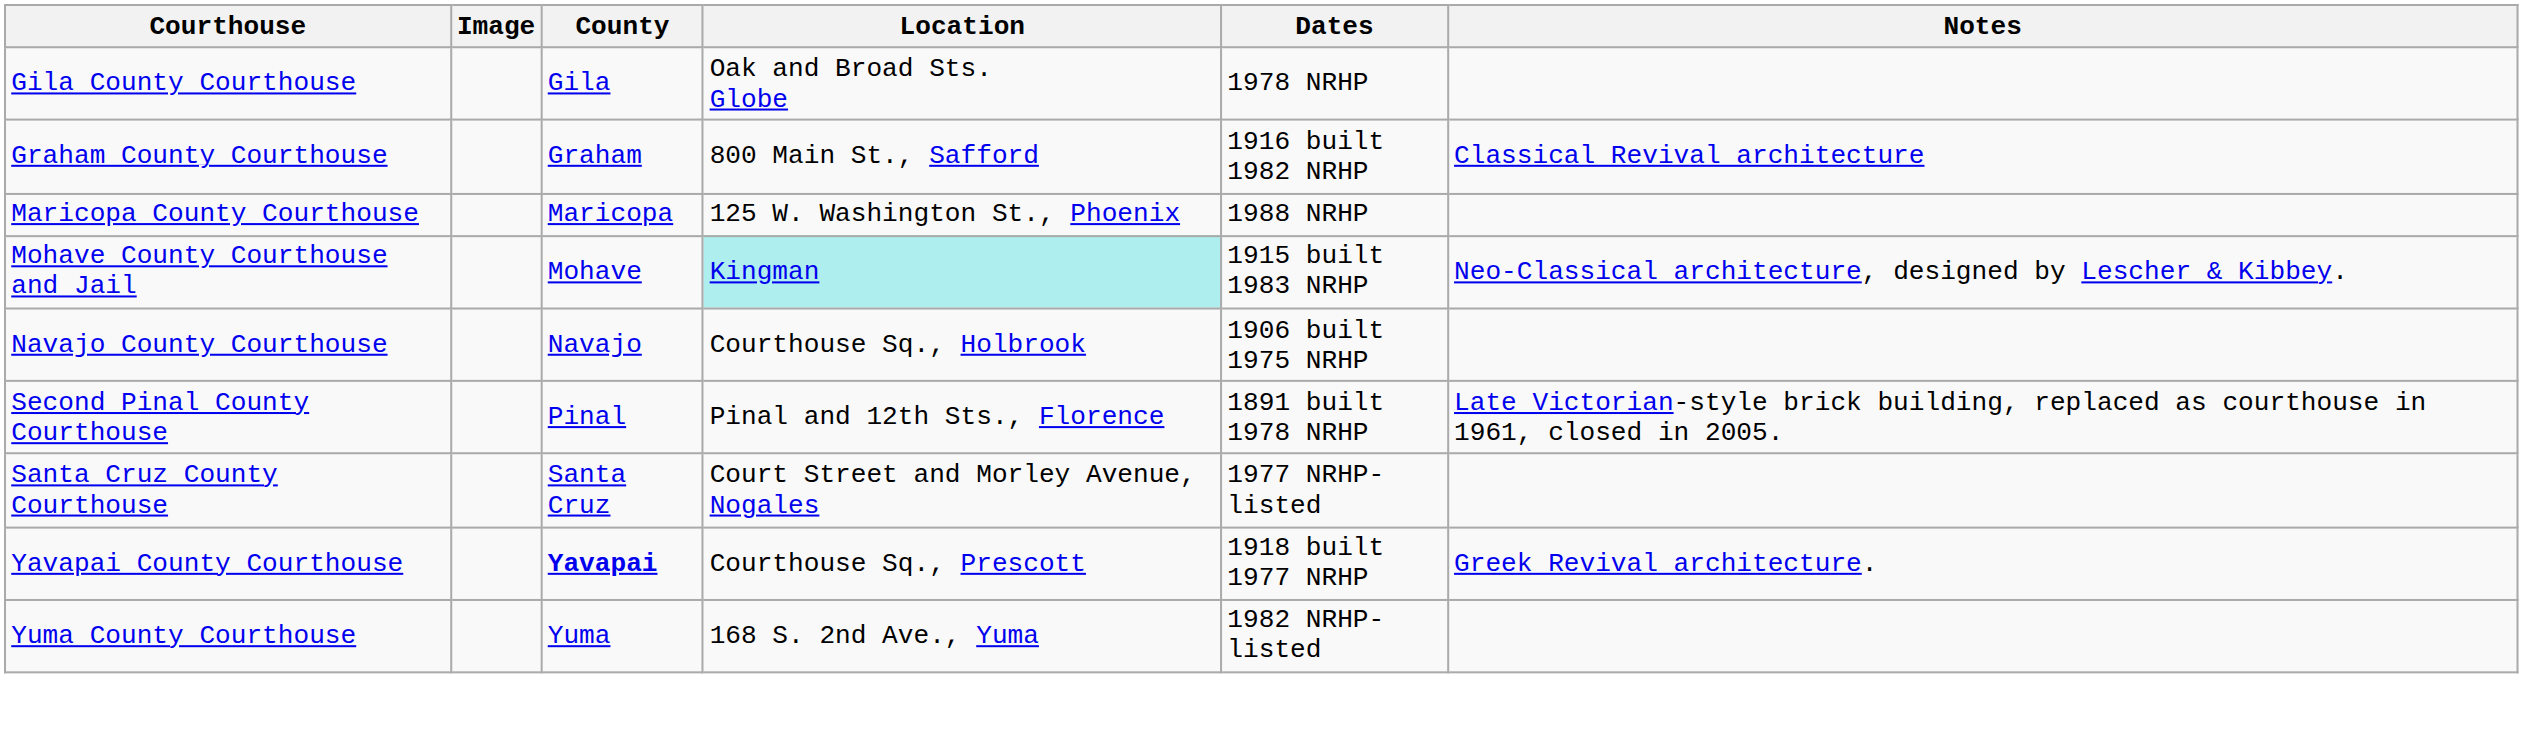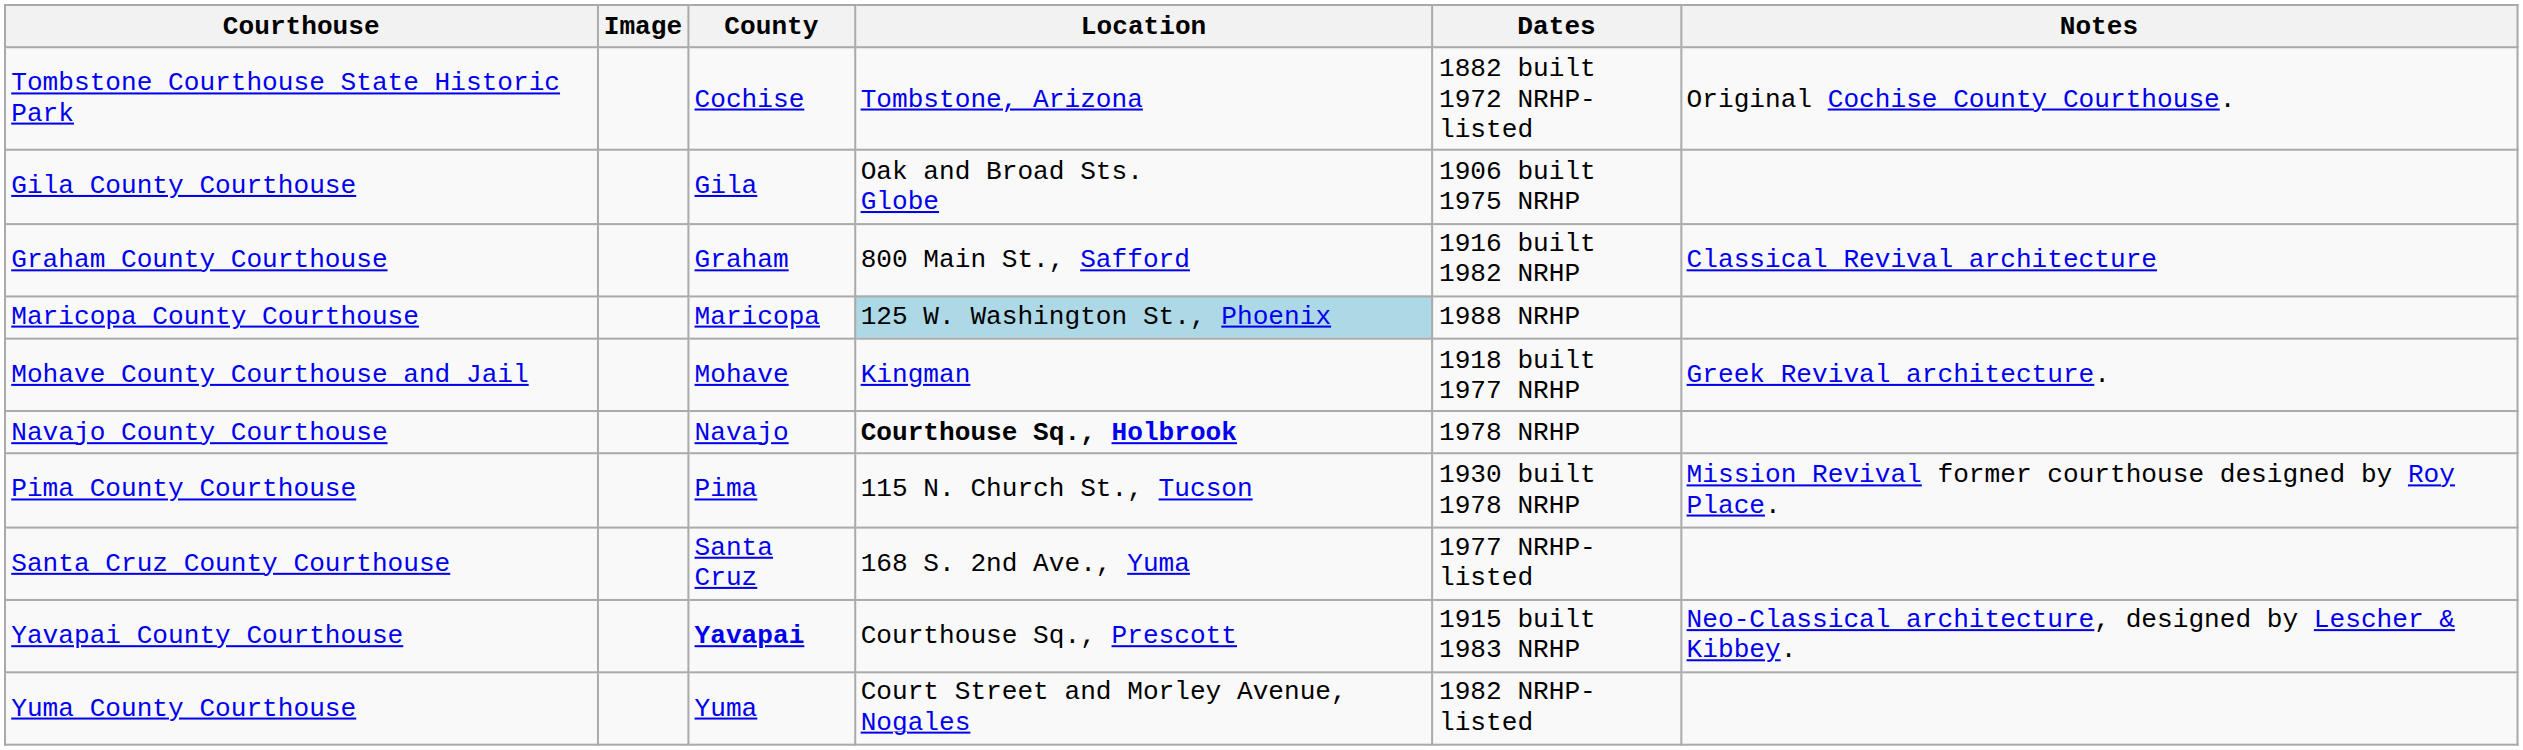+ row: (286, 99)
(1298, 84) 1978 NRHP -> (1517, 187) 1906 built 1975 NRHP
(945, 214) no background -> (1096, 317) lightblue background
(765, 272) paleturquoise background -> (916, 375) no background
(1306, 272) 1915 built 1983 NRHP -> (1517, 375) 1918 built 1977 NRHP
(1901, 272) Neo-Classical architecture, designed by Lescher & Kibbey. -> (1898, 375) Greek Revival architecture.
(898, 345) normal -> (1049, 433) bold
(1306, 345) 1906 built 1975 NRHP -> (1510, 433) 1978 NRHP
+ row: (184, 490)
- row: (160, 417)
(953, 490) Court Street and Morley Avenue, Nogales -> (1025, 563) 168 S. 2nd Ave., Yuma
(1306, 563) 1918 built 1977 NRHP -> (1517, 636) 1915 built 1983 NRHP
(1666, 563) Greek Revival architecture. -> (2071, 636) Neo-Classical architecture, designed by Lescher & Kibbey.
(874, 636) 168 S. 2nd Ave., Yuma -> (1104, 708) Court Street and Morley Avenue, Nogales
